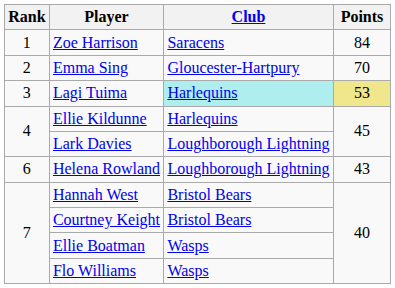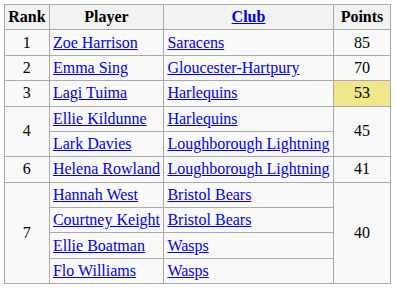(362, 42) 84 -> (362, 42) 85
(202, 93) paleturquoise background -> (202, 93) no background
(362, 169) 43 -> (362, 169) 41
